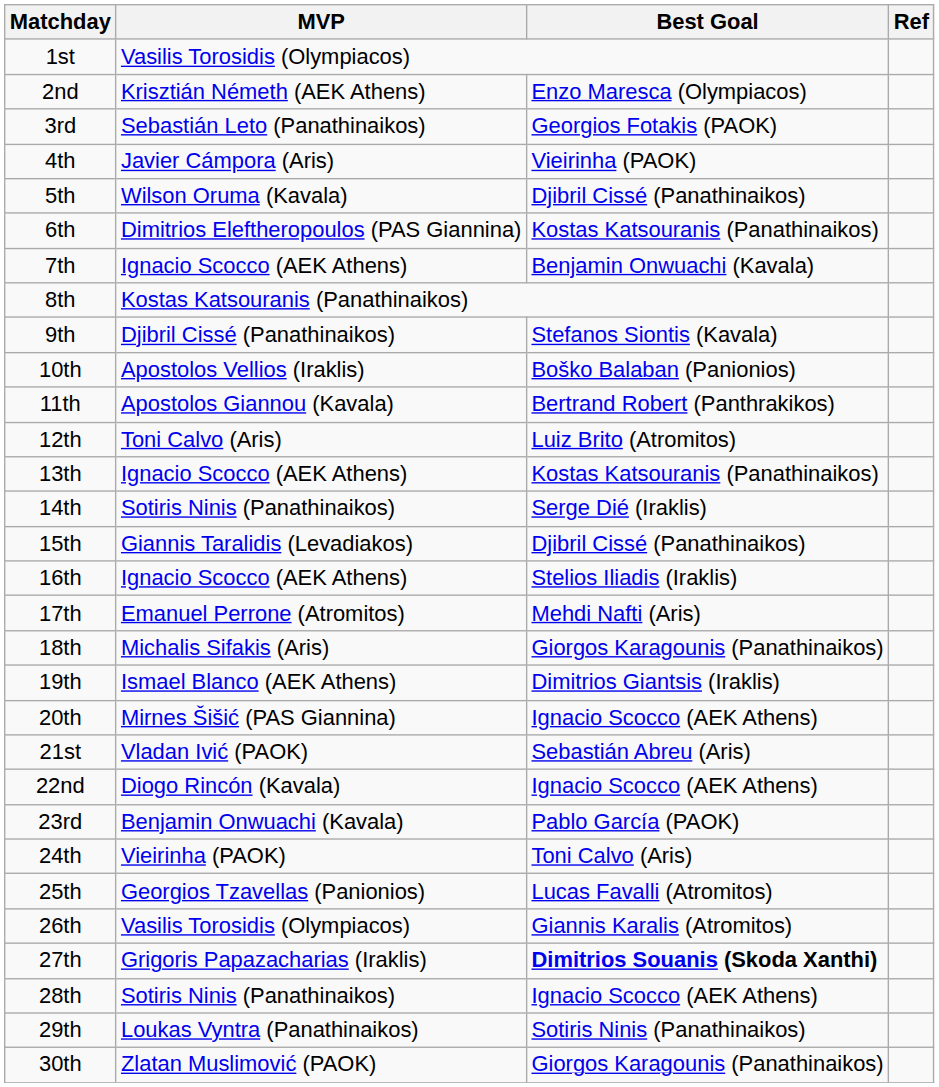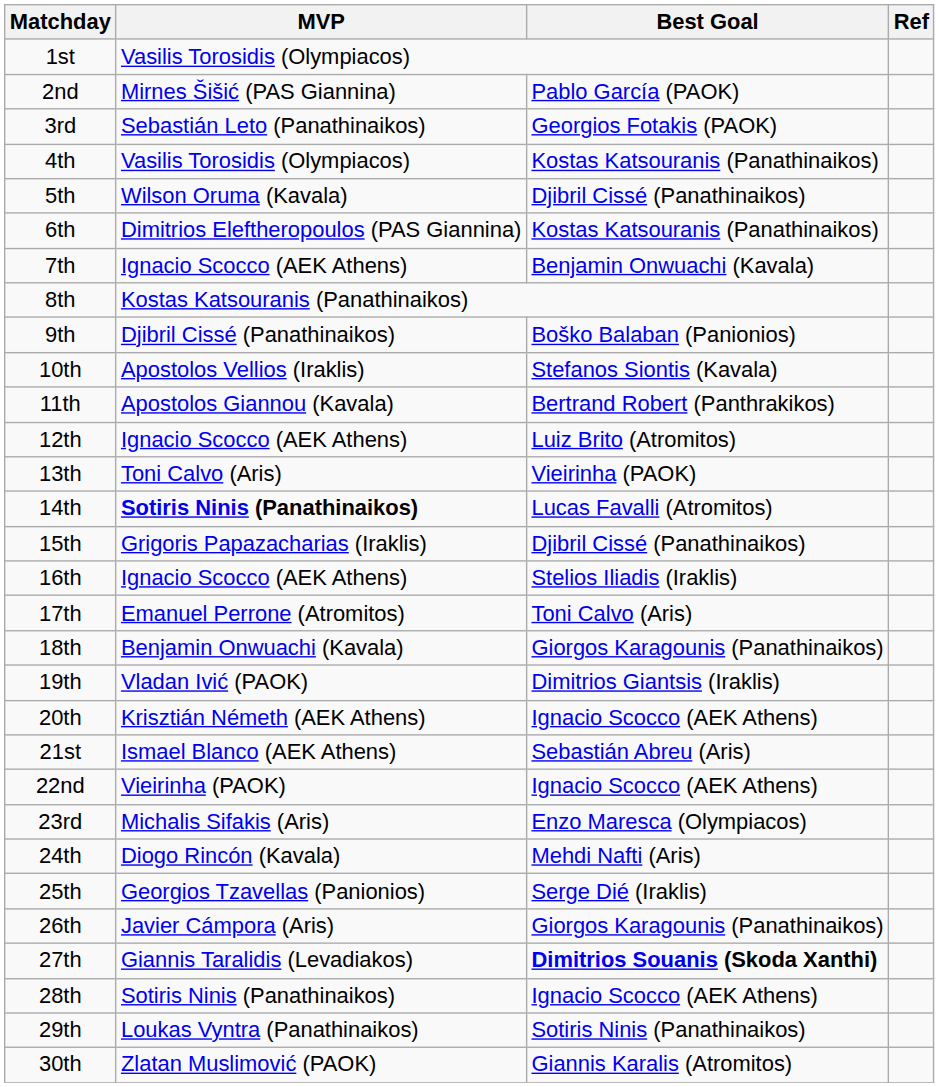(273, 91) Krisztián Németh (AEK Athens) -> (258, 91) Mirnes Šišić (PAS Giannina)
(669, 91) Enzo Maresca (Olympiacos) -> (635, 91) Pablo García (PAOK)
(228, 160) Javier Cámpora (Aris) -> (265, 160) Vasilis Torosidis (Olympiacos)
(614, 160) Vieirinha (PAOK) -> (705, 160) Kostas Katsouranis (Panathinaikos)
(655, 334) Stefanos Siontis (Kavala) -> (664, 334) Boško Balaban (Panionios)
(664, 369) Boško Balaban (Panionios) -> (655, 369) Stefanos Siontis (Kavala)
(201, 439) Toni Calvo (Aris) -> (264, 439) Ignacio Scocco (AEK Athens)
(264, 473) Ignacio Scocco (AEK Athens) -> (201, 473) Toni Calvo (Aris)
(705, 473) Kostas Katsouranis (Panathinaikos) -> (614, 473) Vieirinha (PAOK)
(258, 508) normal -> (270, 508) bold
(619, 508) Serge Dié (Iraklis) -> (652, 508) Lucas Favalli (Atromitos)
(267, 543) Giannis Taralidis (Levadiakos) -> (274, 543) Grigoris Papazacharias (Iraklis)
(616, 612) Mehdi Nafti (Aris) -> (612, 612) Toni Calvo (Aris)
(225, 647) Michalis Sifakis (Aris) -> (262, 647) Benjamin Onwuachi (Kavala)
(259, 682) Ismael Blanco (AEK Athens) -> (215, 682) Vladan Ivić (PAOK)
(258, 717) Mirnes Šišić (PAS Giannina) -> (273, 717) Krisztián Németh (AEK Athens)
(215, 751) Vladan Ivić (PAOK) -> (259, 751) Ismael Blanco (AEK Athens)
(231, 786) Diogo Rincón (Kavala) -> (203, 786) Vieirinha (PAOK)
(262, 821) Benjamin Onwuachi (Kavala) -> (225, 821) Michalis Sifakis (Aris)
(635, 821) Pablo García (PAOK) -> (669, 821) Enzo Maresca (Olympiacos)
(203, 856) Vieirinha (PAOK) -> (231, 856) Diogo Rincón (Kavala)
(612, 856) Toni Calvo (Aris) -> (616, 856) Mehdi Nafti (Aris)
(652, 890) Lucas Favalli (Atromitos) -> (619, 890) Serge Dié (Iraklis)
(265, 925) Vasilis Torosidis (Olympiacos) -> (228, 925) Javier Cámpora (Aris)
(662, 925) Giannis Karalis (Atromitos) -> (708, 925) Giorgos Karagounis (Panathinaikos)
(274, 960) Grigoris Papazacharias (Iraklis) -> (267, 960) Giannis Taralidis (Levadiakos)
(708, 1064) Giorgos Karagounis (Panathinaikos) -> (662, 1064) Giannis Karalis (Atromitos)
